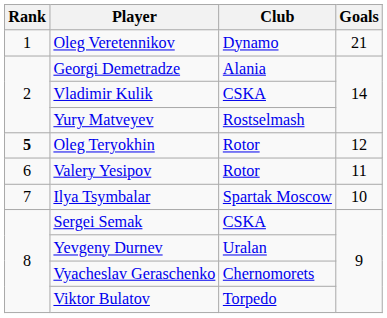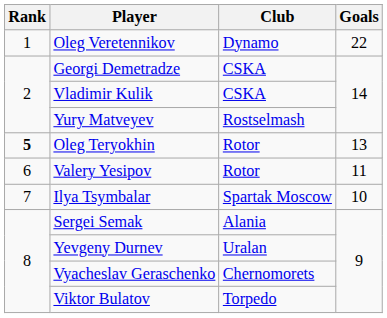(359, 42) 21 -> (359, 42) 22
(244, 68) Alania -> (244, 68) CSKA
(359, 145) 12 -> (359, 145) 13
(244, 222) CSKA -> (244, 222) Alania
